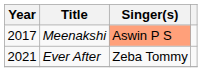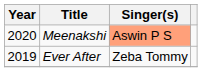(22, 35) 2017 -> (22, 35) 2020
(22, 56) 2021 -> (22, 56) 2019
